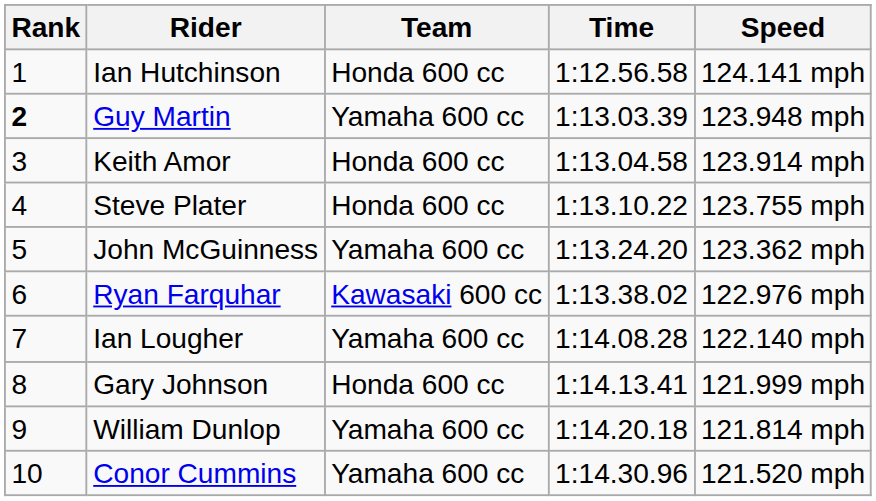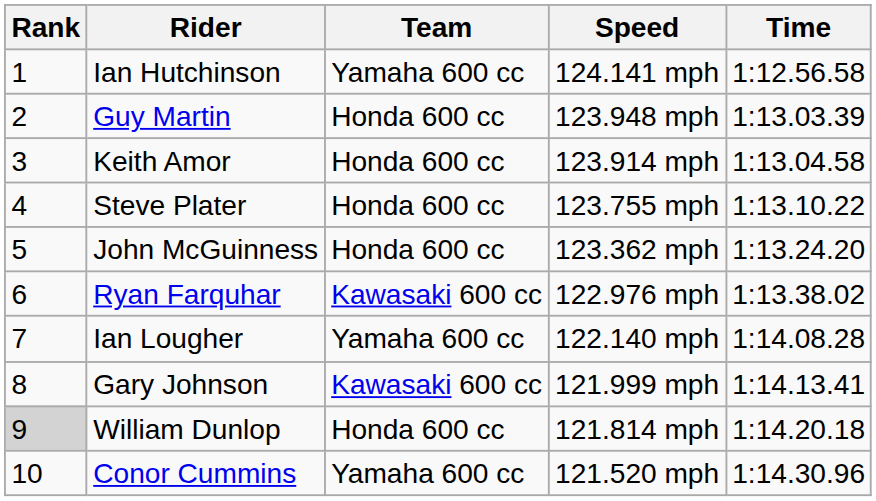columns swapped: (783, 27) <-> (621, 27)
(418, 72) Honda 600 cc -> (428, 72) Yamaha 600 cc
(19, 116) bold -> (19, 116) normal
(428, 116) Yamaha 600 cc -> (418, 116) Honda 600 cc
(428, 250) Yamaha 600 cc -> (418, 250) Honda 600 cc
(418, 383) Honda 600 cc -> (437, 383) Kawasaki 600 cc
(19, 428) no background -> (19, 428) lightgrey background
(428, 428) Yamaha 600 cc -> (418, 428) Honda 600 cc
